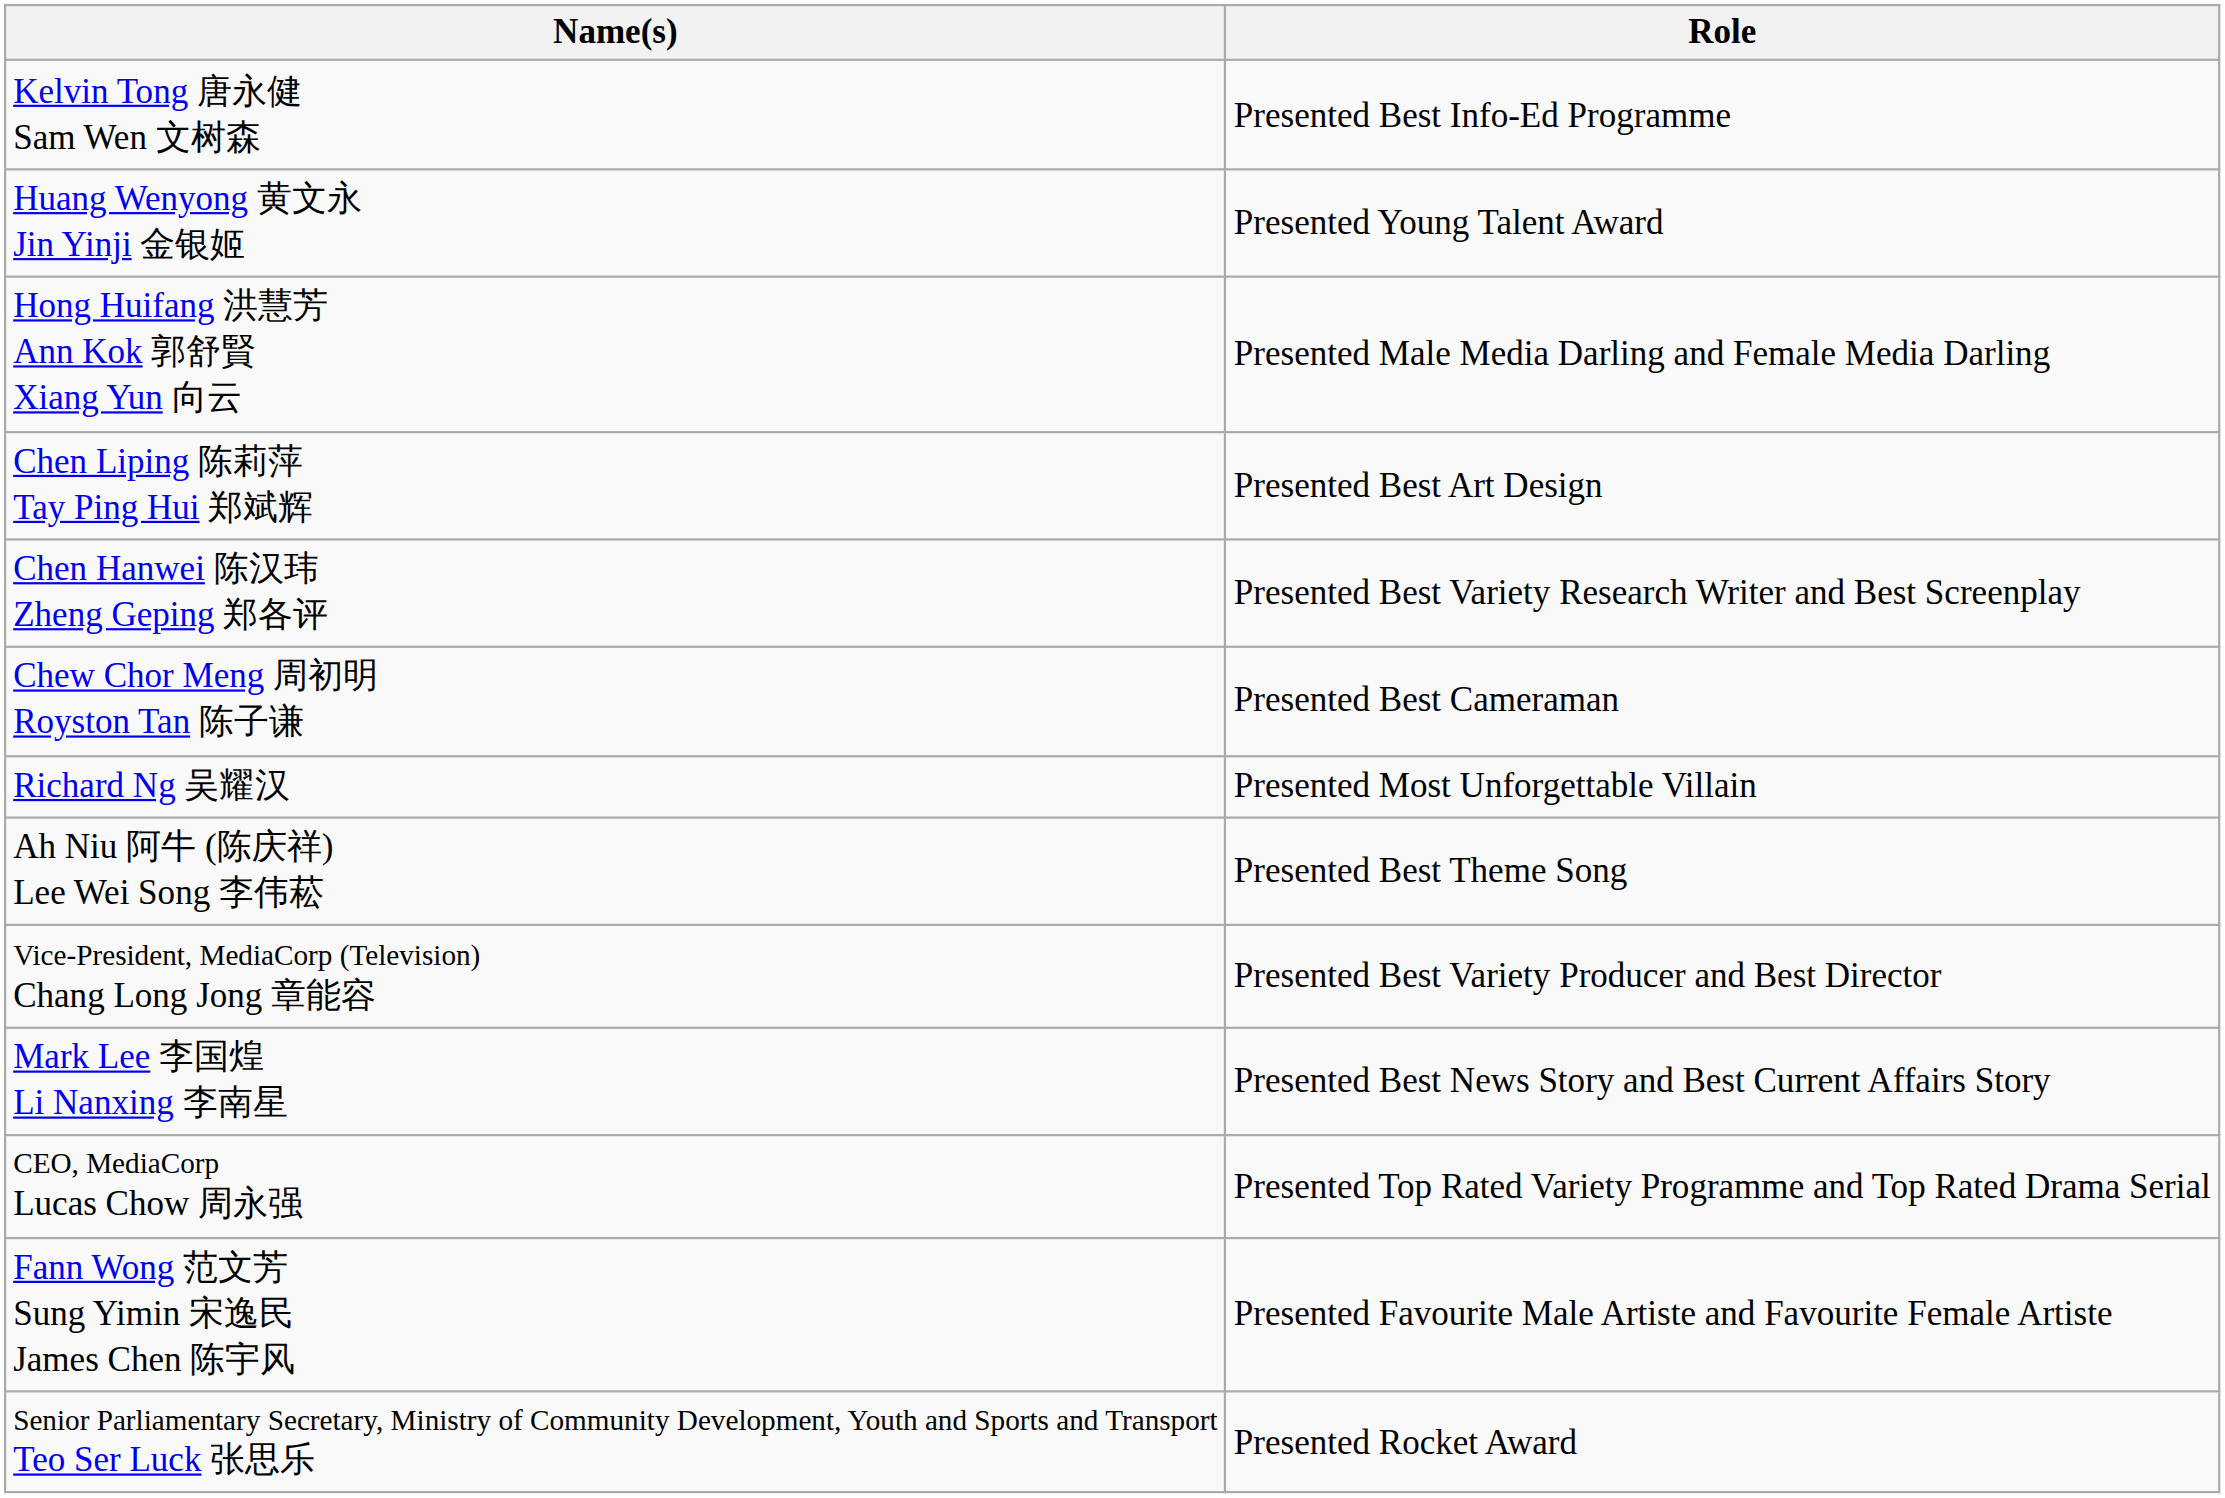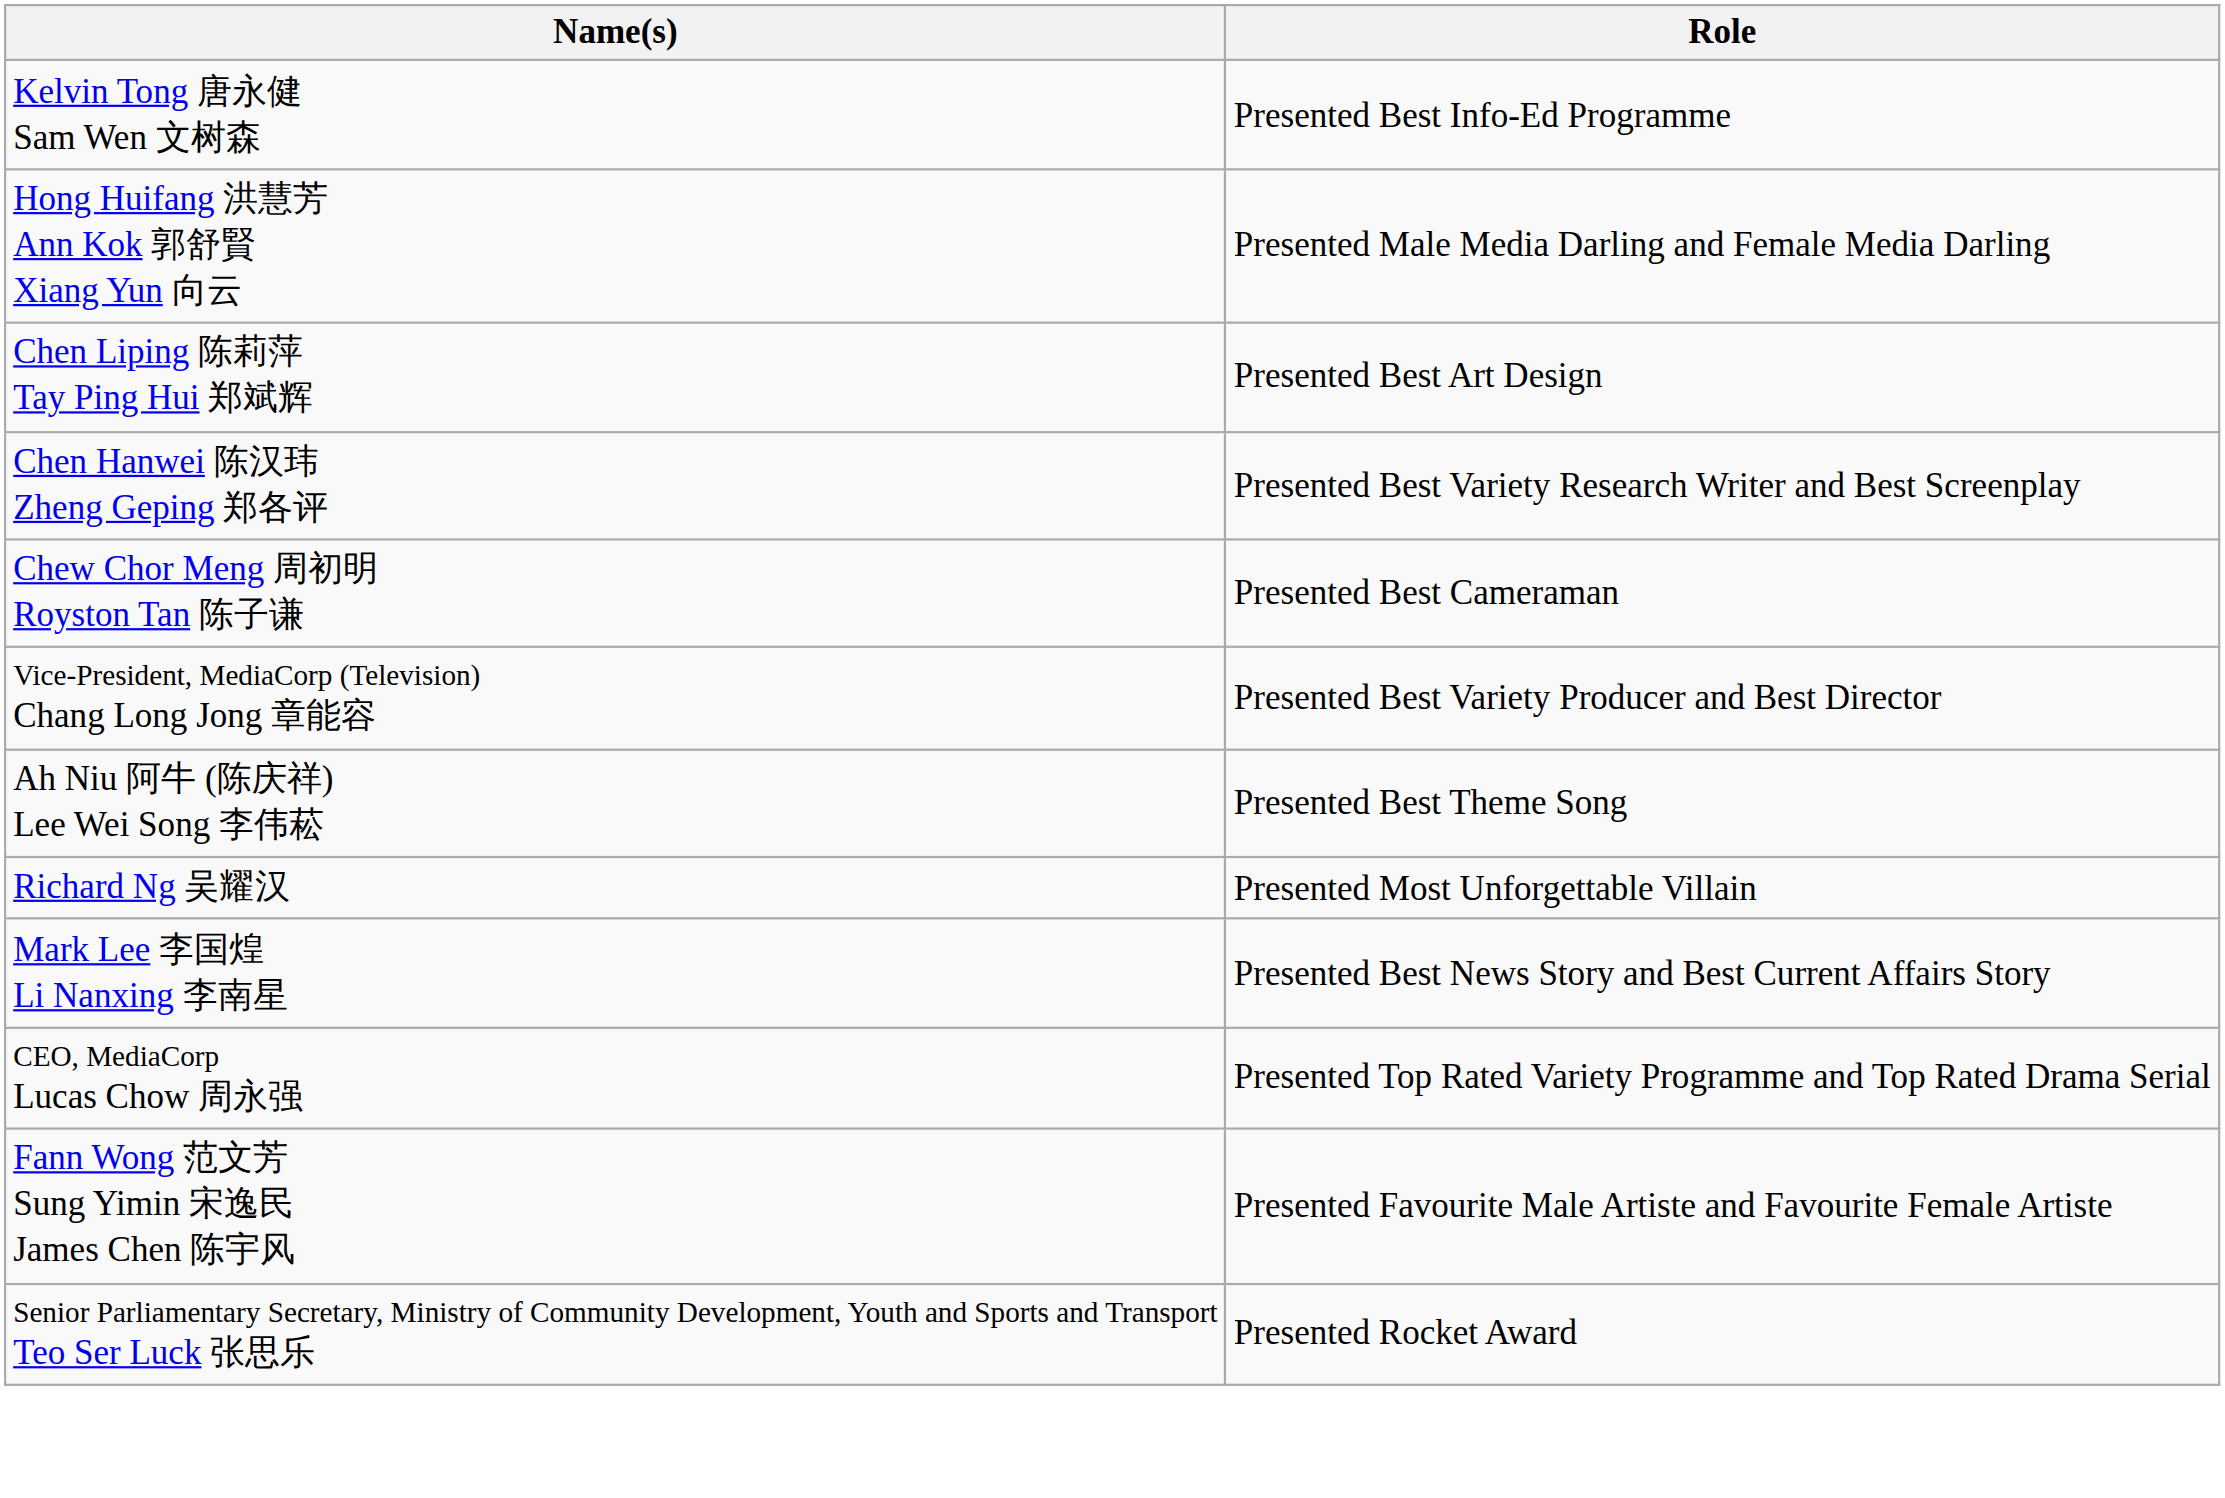- row: (188, 221)
rows swapped: (151, 784) <-> (247, 975)
